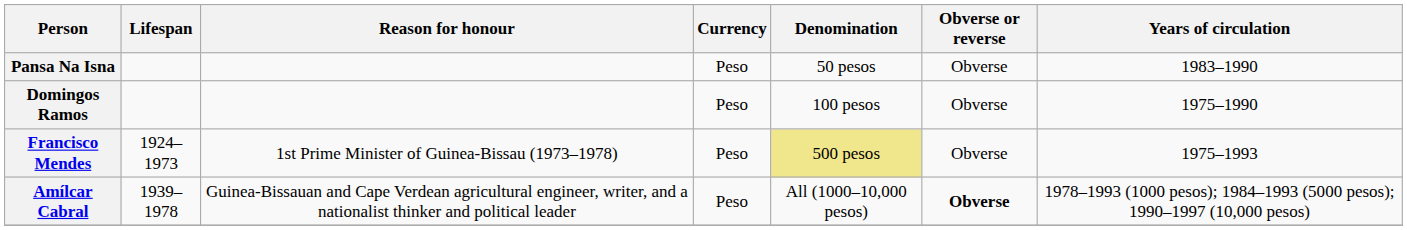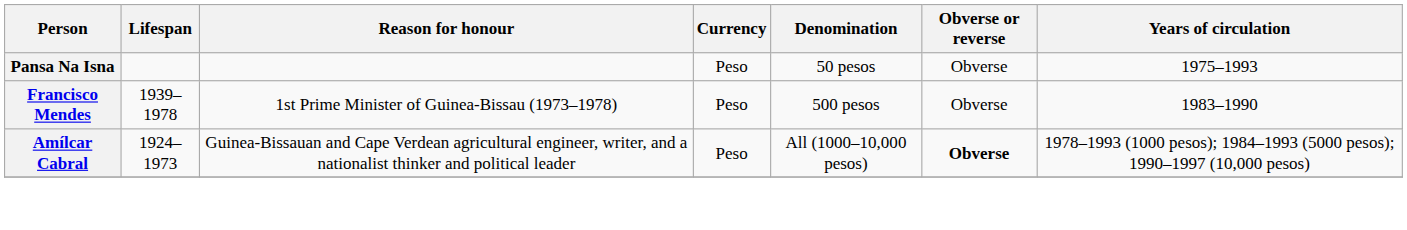(1220, 66) 1983–1990 -> (1219, 66) 1975–1993
- row: (63, 105)
(161, 153) 1924–1973 -> (160, 105) 1939–1978
(846, 153) khaki background -> (846, 105) no background
(1220, 153) 1975–1993 -> (1219, 105) 1983–1990
(161, 201) 1939–1978 -> (160, 153) 1924–1973
